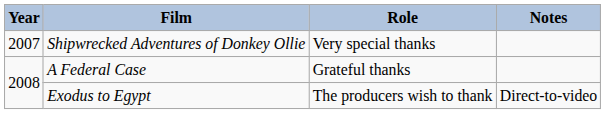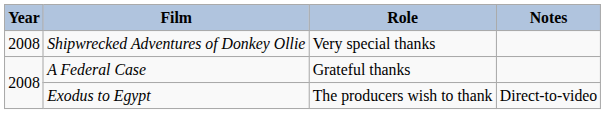(24, 43) 2007 -> (24, 43) 2008
